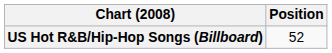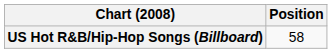(296, 37) 52 -> (296, 37) 58
